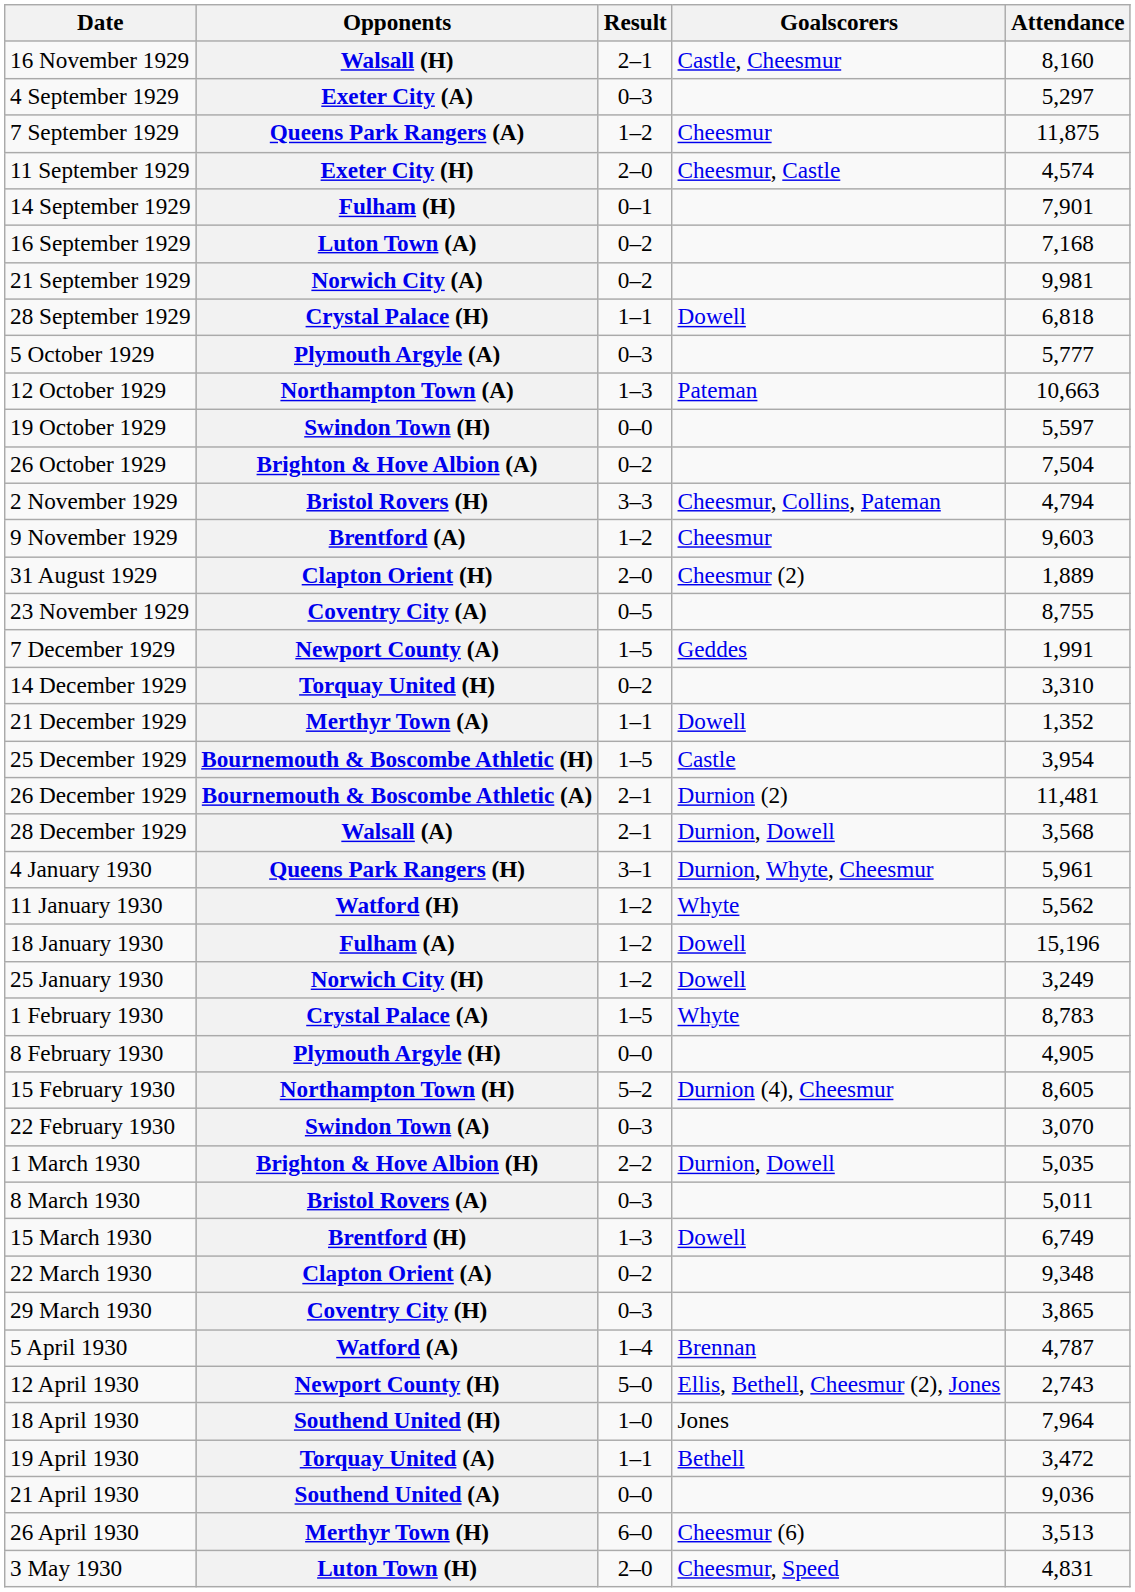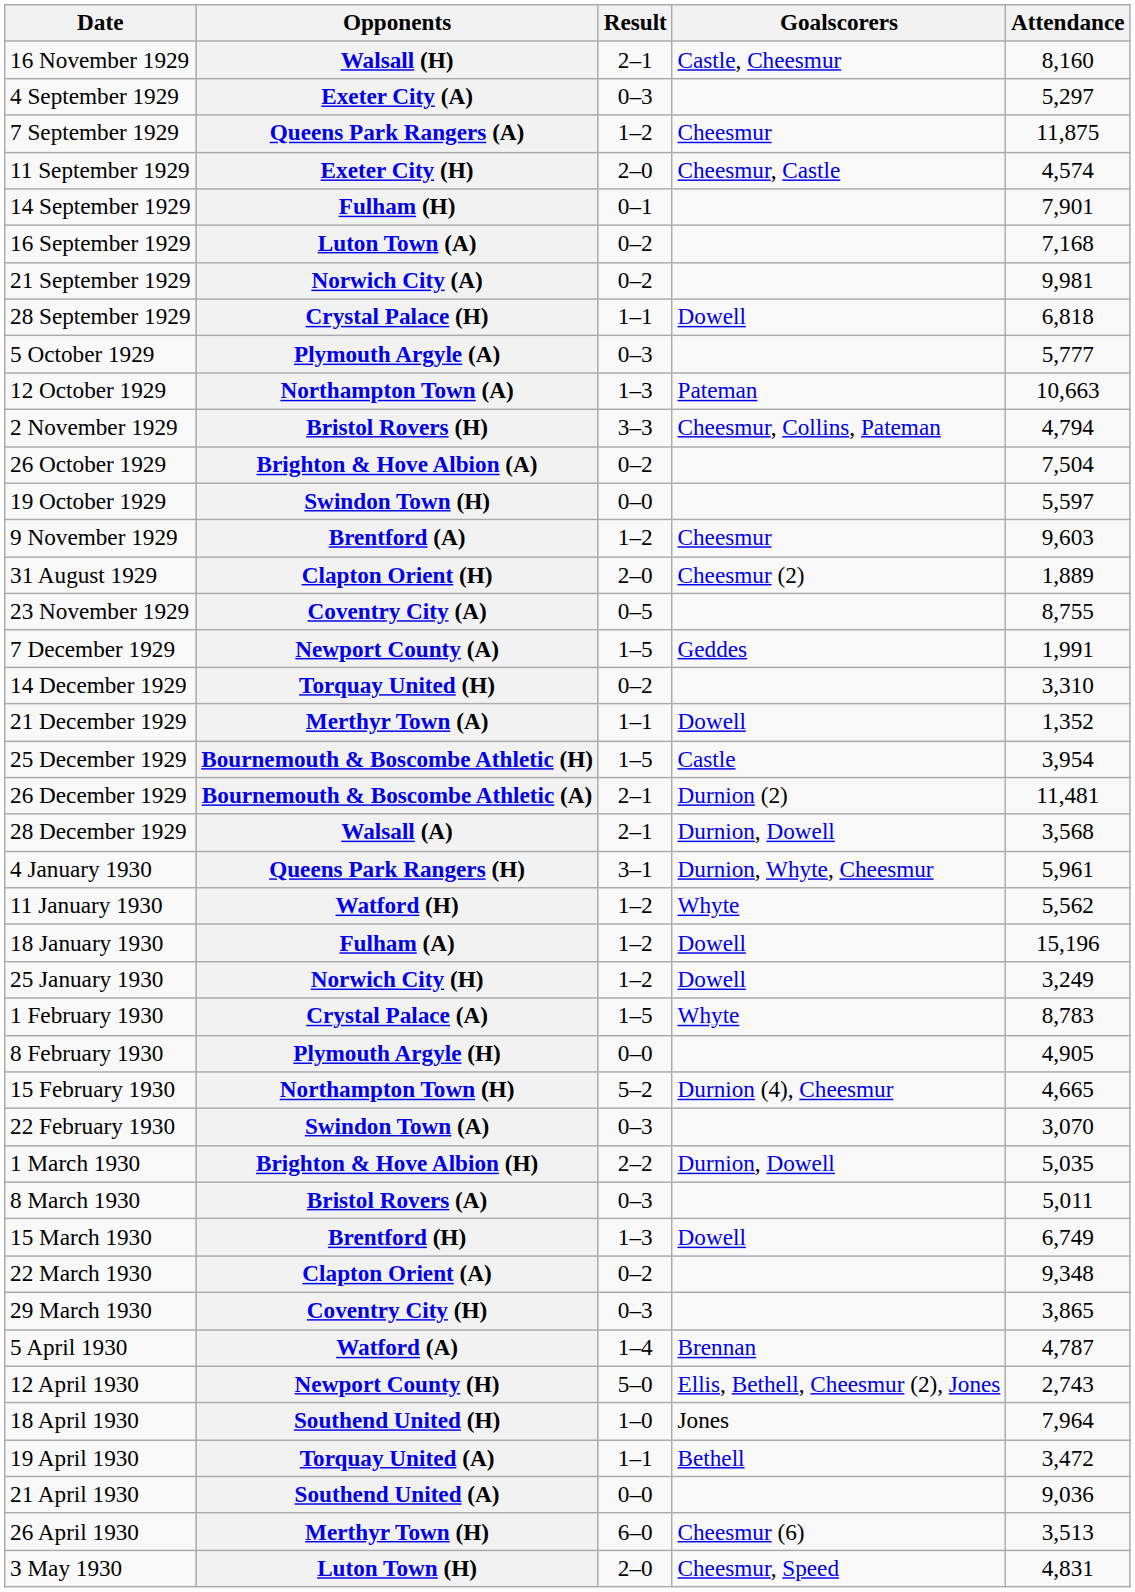rows swapped: (397, 427) <-> (397, 501)
(1068, 1089) 8,605 -> (1068, 1089) 4,665
